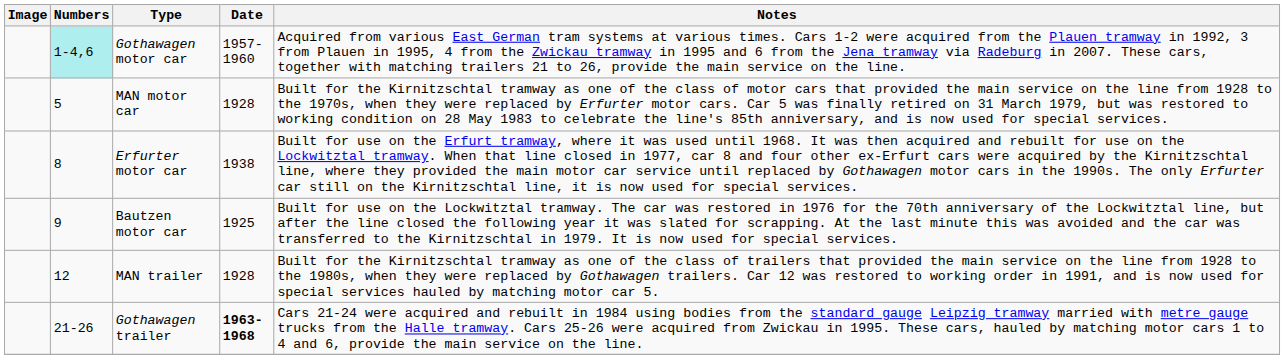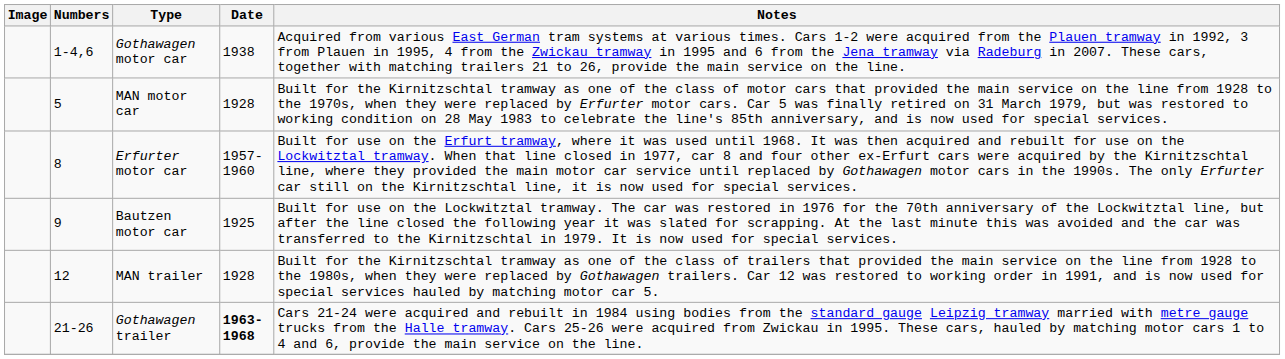(74, 52) paleturquoise background -> (74, 52) no background
(243, 52) 1957-1960 -> (239, 52) 1938
(239, 164) 1938 -> (243, 164) 1957-1960
